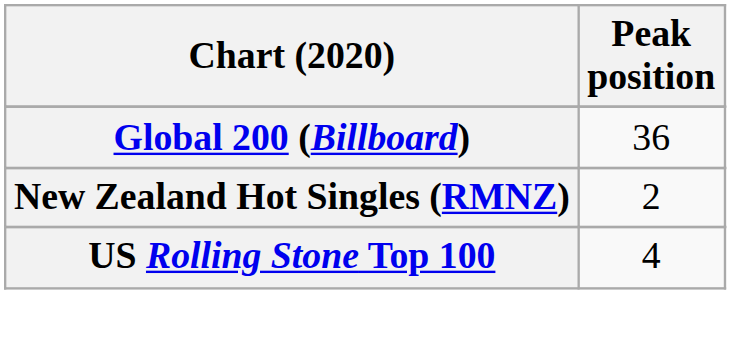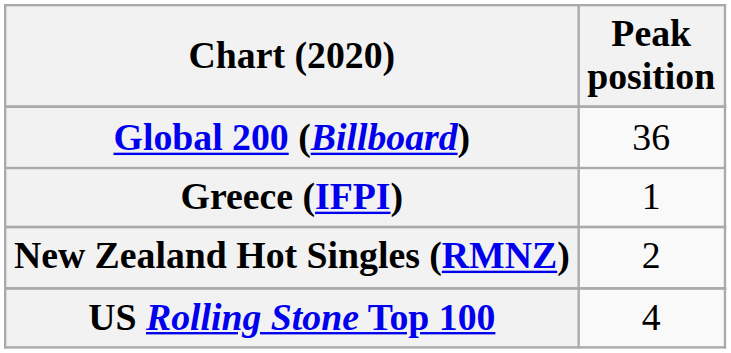+ row: (292, 196)
